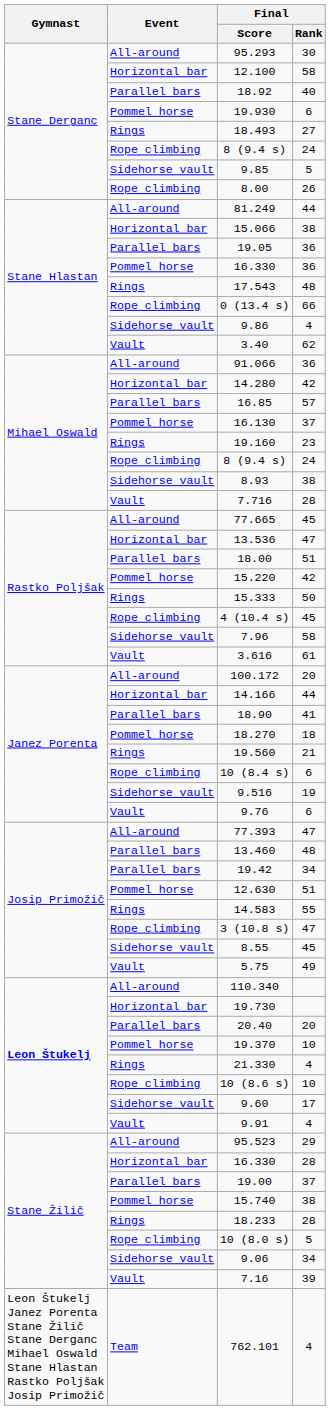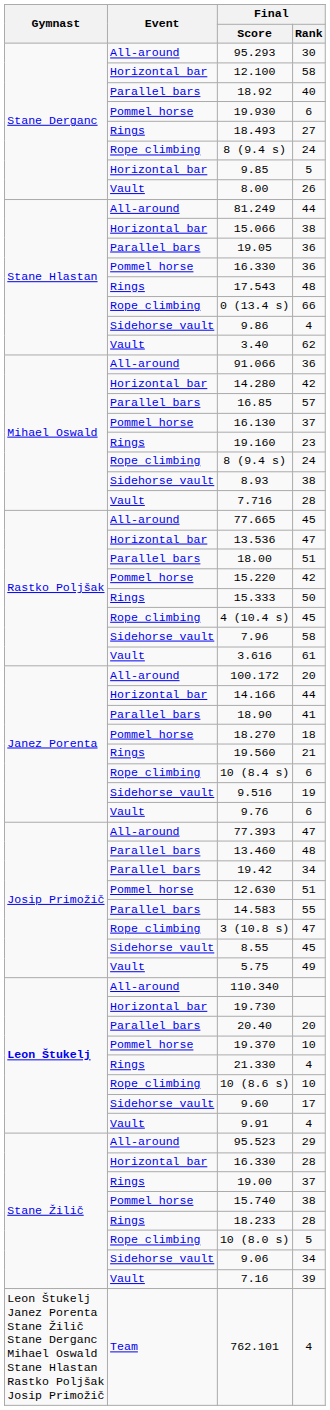(162, 170) Sidehorse vault -> (159, 170) Horizontal bar
(155, 189) Rope climbing -> (127, 189) Vault
(127, 909) Rings -> (155, 909) Parallel bars
(155, 1181) Parallel bars -> (127, 1181) Rings
